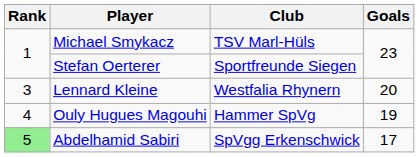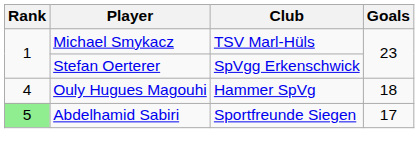(285, 66) Sportfreunde Siegen -> (287, 66) SpVgg Erkenschwick
- row: (105, 90)
(388, 115) 19 -> (388, 90) 18
(287, 139) SpVgg Erkenschwick -> (285, 115) Sportfreunde Siegen
